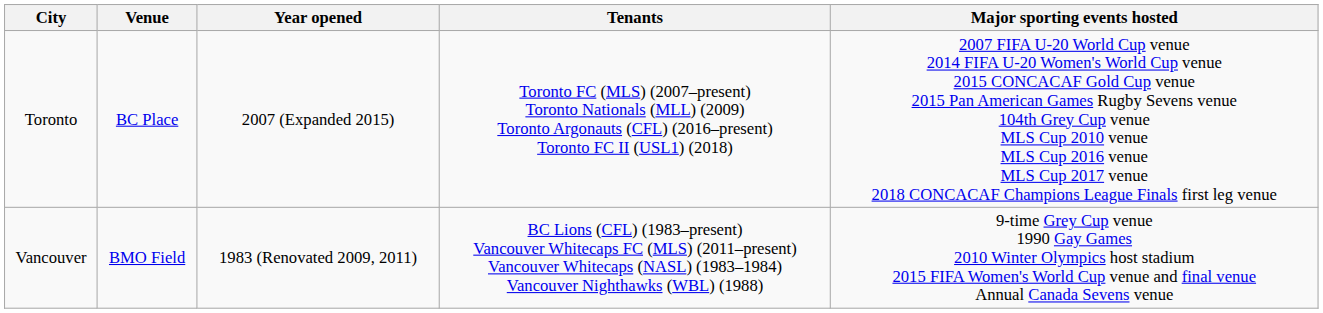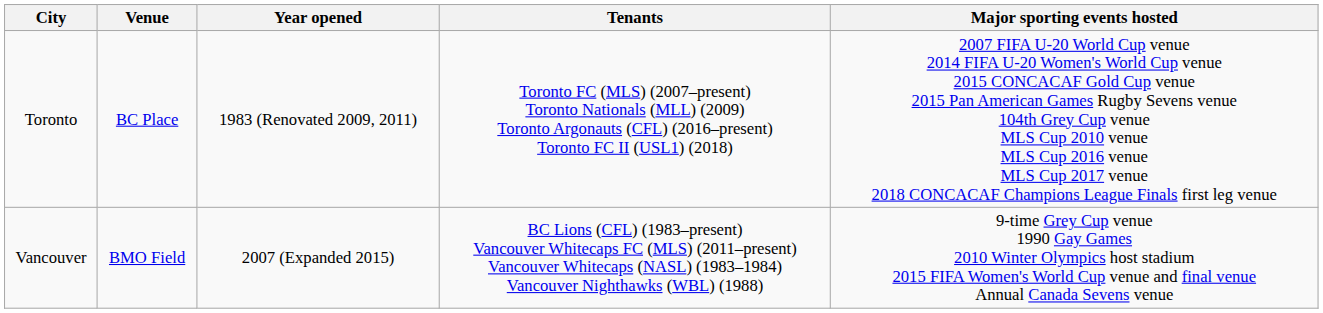(318, 118) 2007 (Expanded 2015) -> (318, 118) 1983 (Renovated 2009, 2011)
(318, 257) 1983 (Renovated 2009, 2011) -> (318, 257) 2007 (Expanded 2015)
